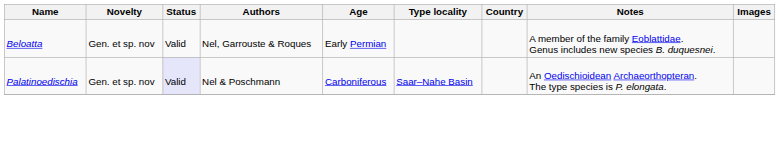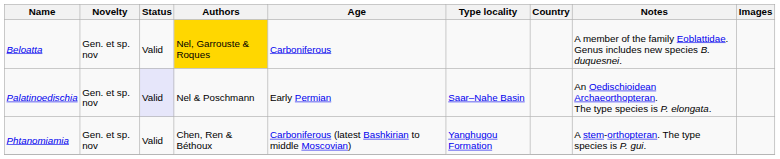(257, 44) no background -> (213, 49) gold background
(356, 44) Early Permian -> (301, 49) Carboniferous
(356, 81) Carboniferous -> (301, 98) Early Permian
+ row: (38, 141)
